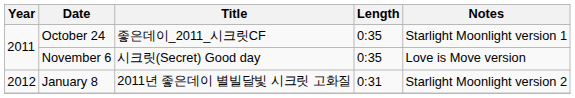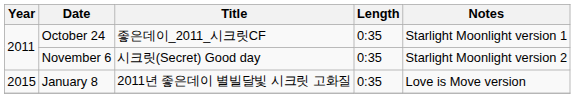(466, 58) Love is Move version -> (486, 58) Starlight Moonlight version 2
(22, 81) 2012 -> (22, 81) 2015
(369, 81) 0:31 -> (369, 81) 0:35
(486, 81) Starlight Moonlight version 2 -> (466, 81) Love is Move version
